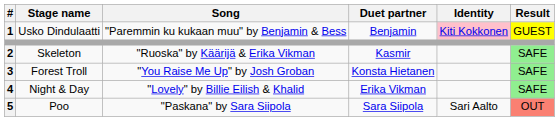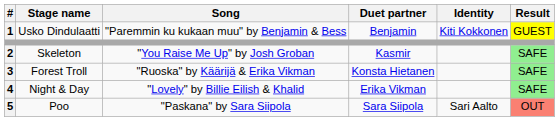(474, 31) pink background -> (474, 31) no background
(226, 54) "Ruoska" by Käärijä & Erika Vikman -> (226, 54) "You Raise Me Up" by Josh Groban
(226, 71) "You Raise Me Up" by Josh Groban -> (226, 71) "Ruoska" by Käärijä & Erika Vikman
